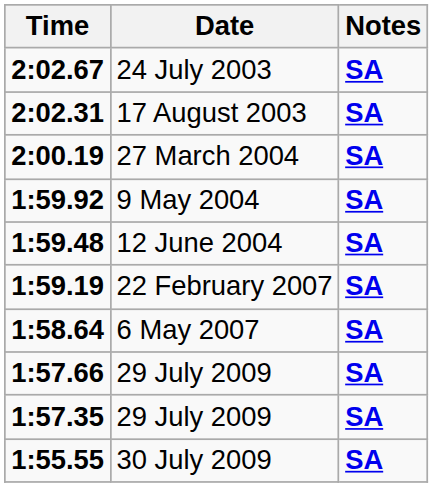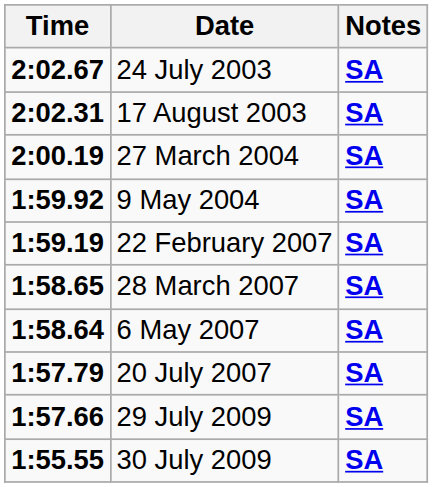- row: (58, 243)
+ row: (58, 286)
+ row: (58, 373)
- row: (58, 416)
